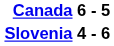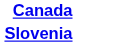- column: (94, 11)
